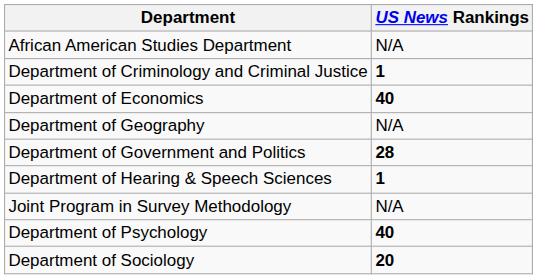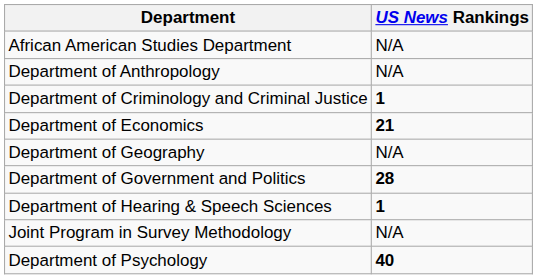+ row: (114, 71)
(385, 98) 40 -> (385, 125) 21
- row: (101, 260)
